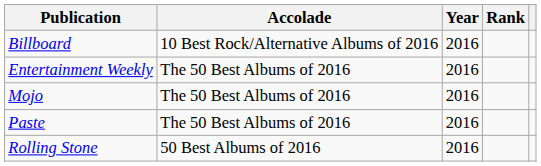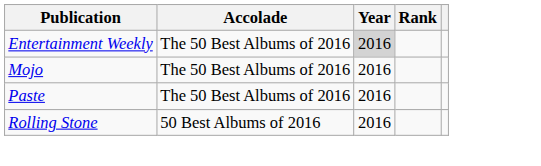- row: (40, 43)
(462, 69) no background -> (374, 43) lightgrey background
